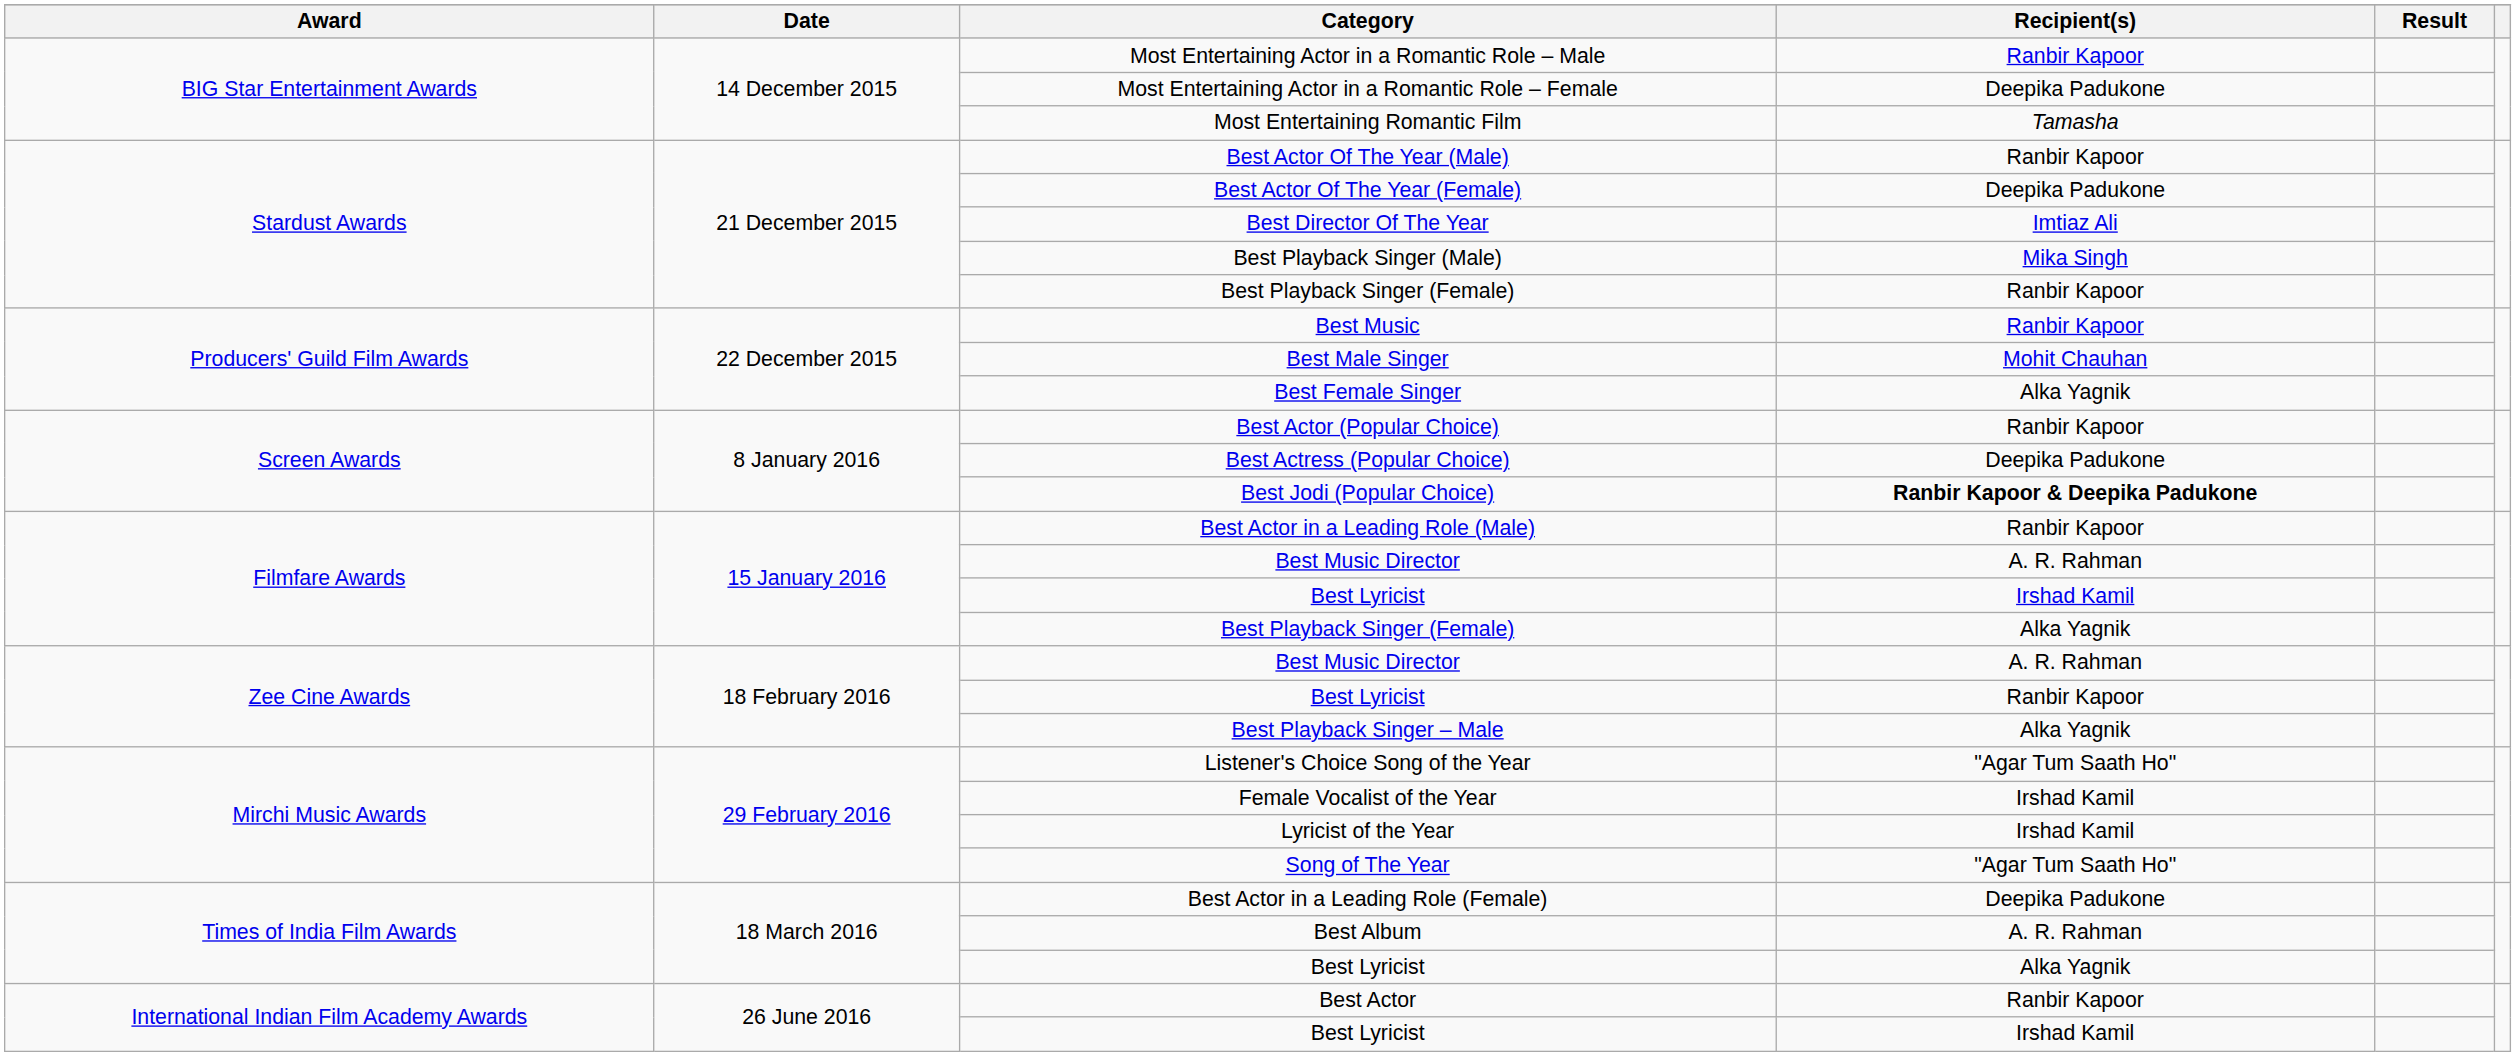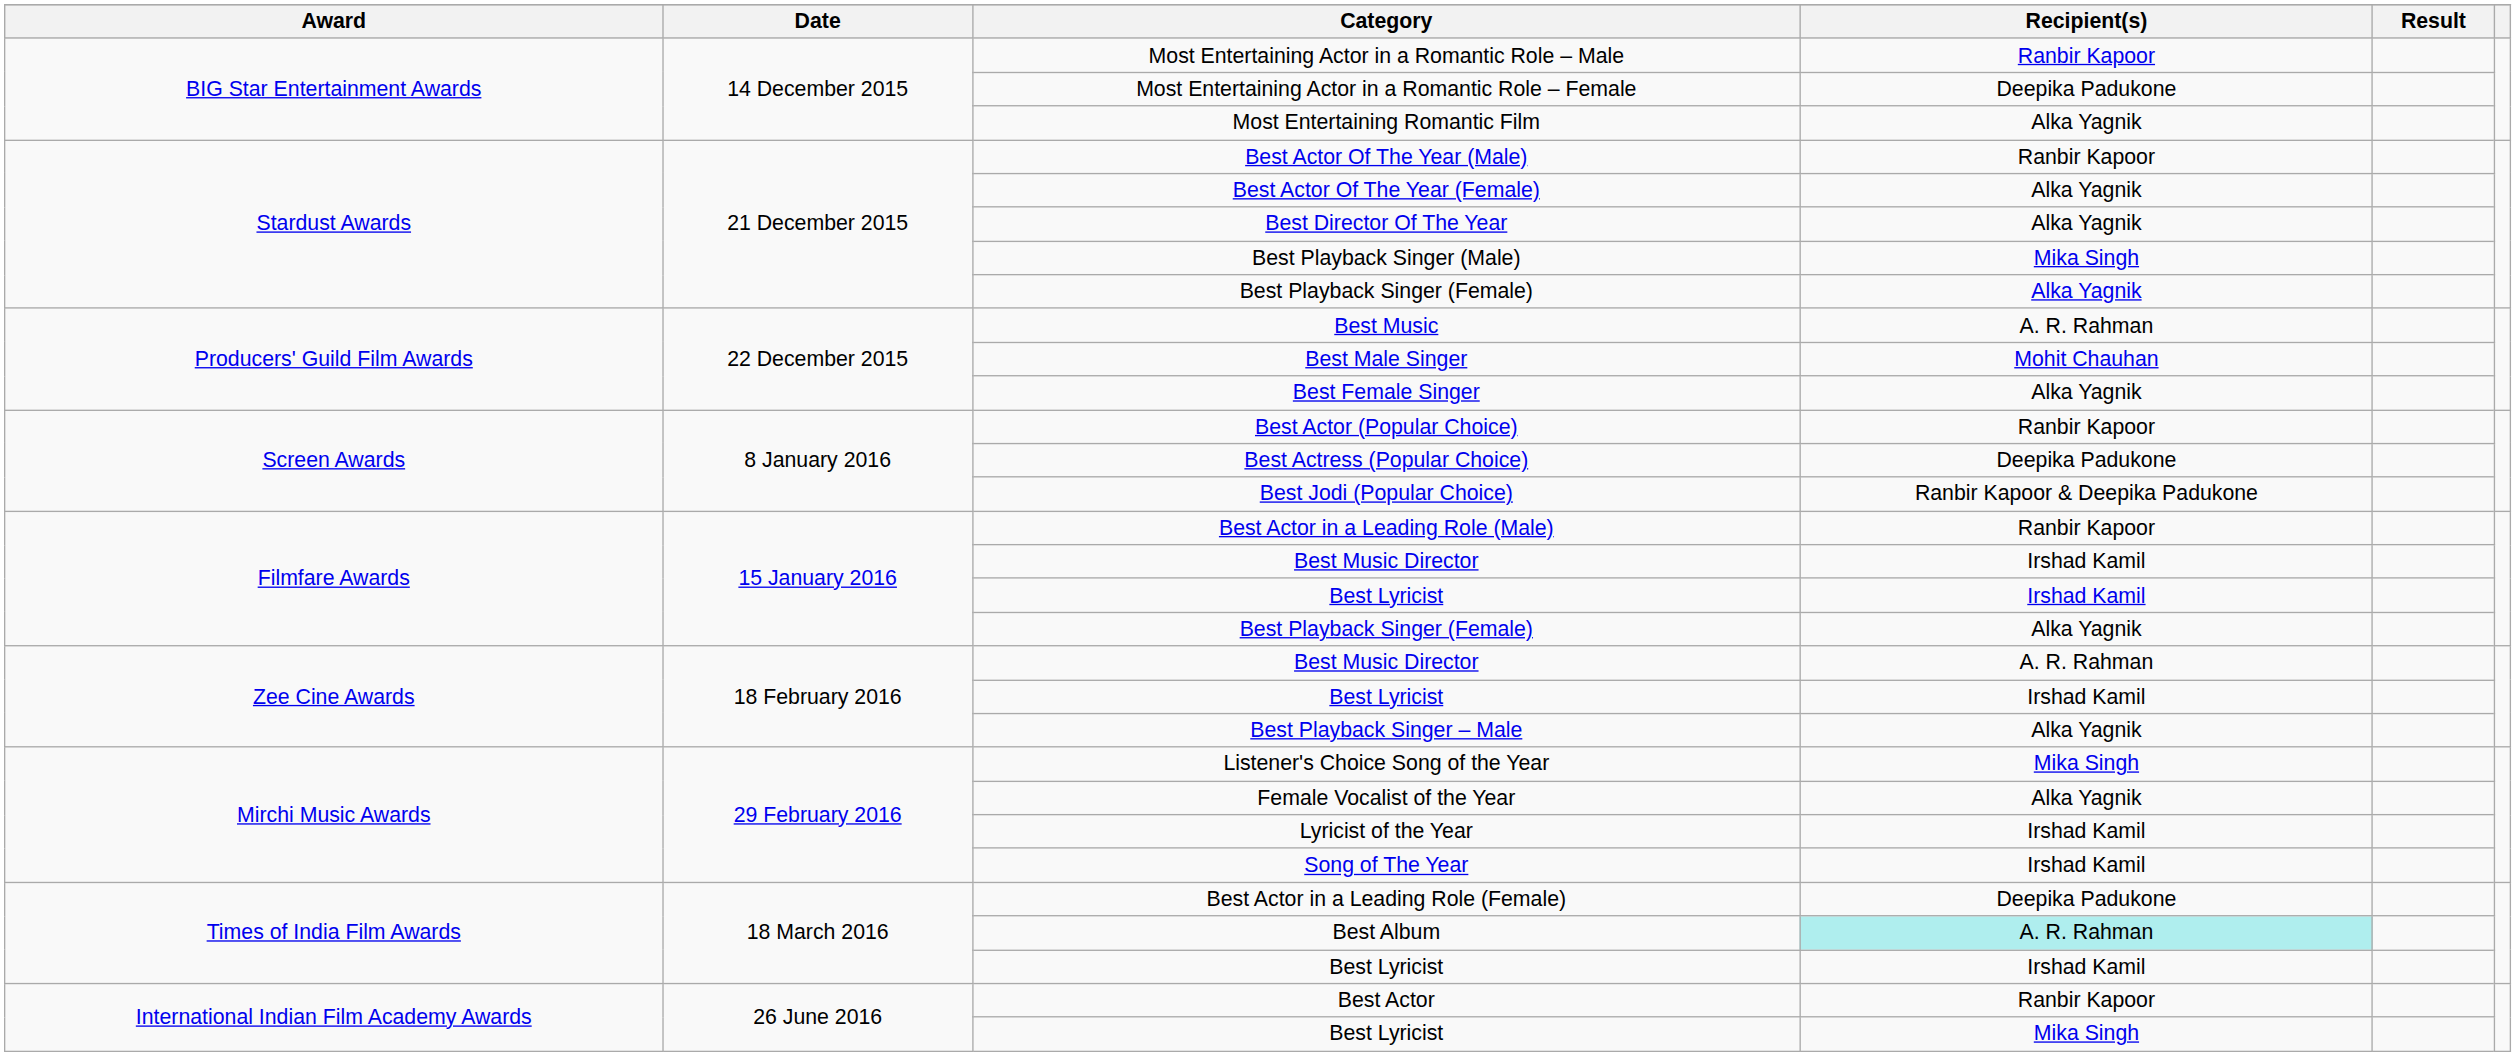(2075, 122) Tamasha -> (2086, 122) Alka Yagnik
(2075, 190) Deepika Padukone -> (2086, 190) Alka Yagnik
(2075, 223) Imtiaz Ali -> (2086, 223) Alka Yagnik
(2075, 291) Ranbir Kapoor -> (2086, 291) Alka Yagnik
(2075, 325) Ranbir Kapoor -> (2086, 325) A. R. Rahman
(2075, 493) bold -> (2086, 493) normal
(2075, 561) A. R. Rahman -> (2086, 561) Irshad Kamil
(2075, 696) Ranbir Kapoor -> (2086, 696) Irshad Kamil
(2075, 763) "Agar Tum Saath Ho" -> (2086, 763) Mika Singh
(2075, 797) Irshad Kamil -> (2086, 797) Alka Yagnik
(2075, 865) "Agar Tum Saath Ho" -> (2086, 865) Irshad Kamil
(2075, 932) no background -> (2086, 932) paleturquoise background
(2075, 966) Alka Yagnik -> (2086, 966) Irshad Kamil
(2075, 1033) Irshad Kamil -> (2086, 1033) Mika Singh
